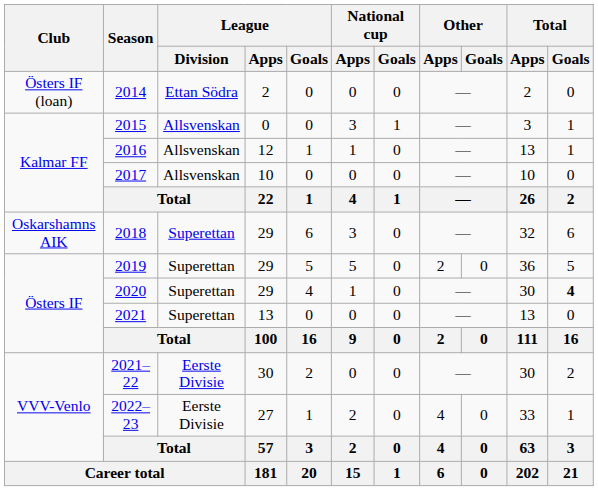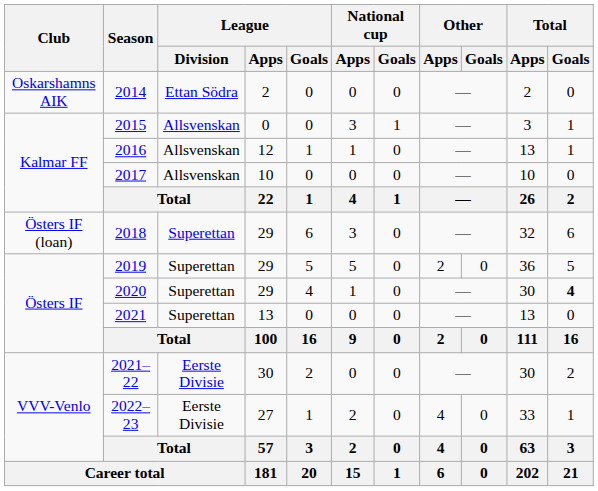(54, 92) Östers IF (loan) -> (54, 92) Oskarshamns AIK
(54, 232) Oskarshamns AIK -> (54, 232) Östers IF (loan)
